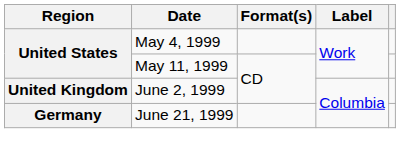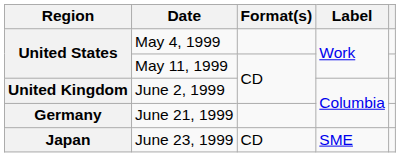+ row: (184, 139)
